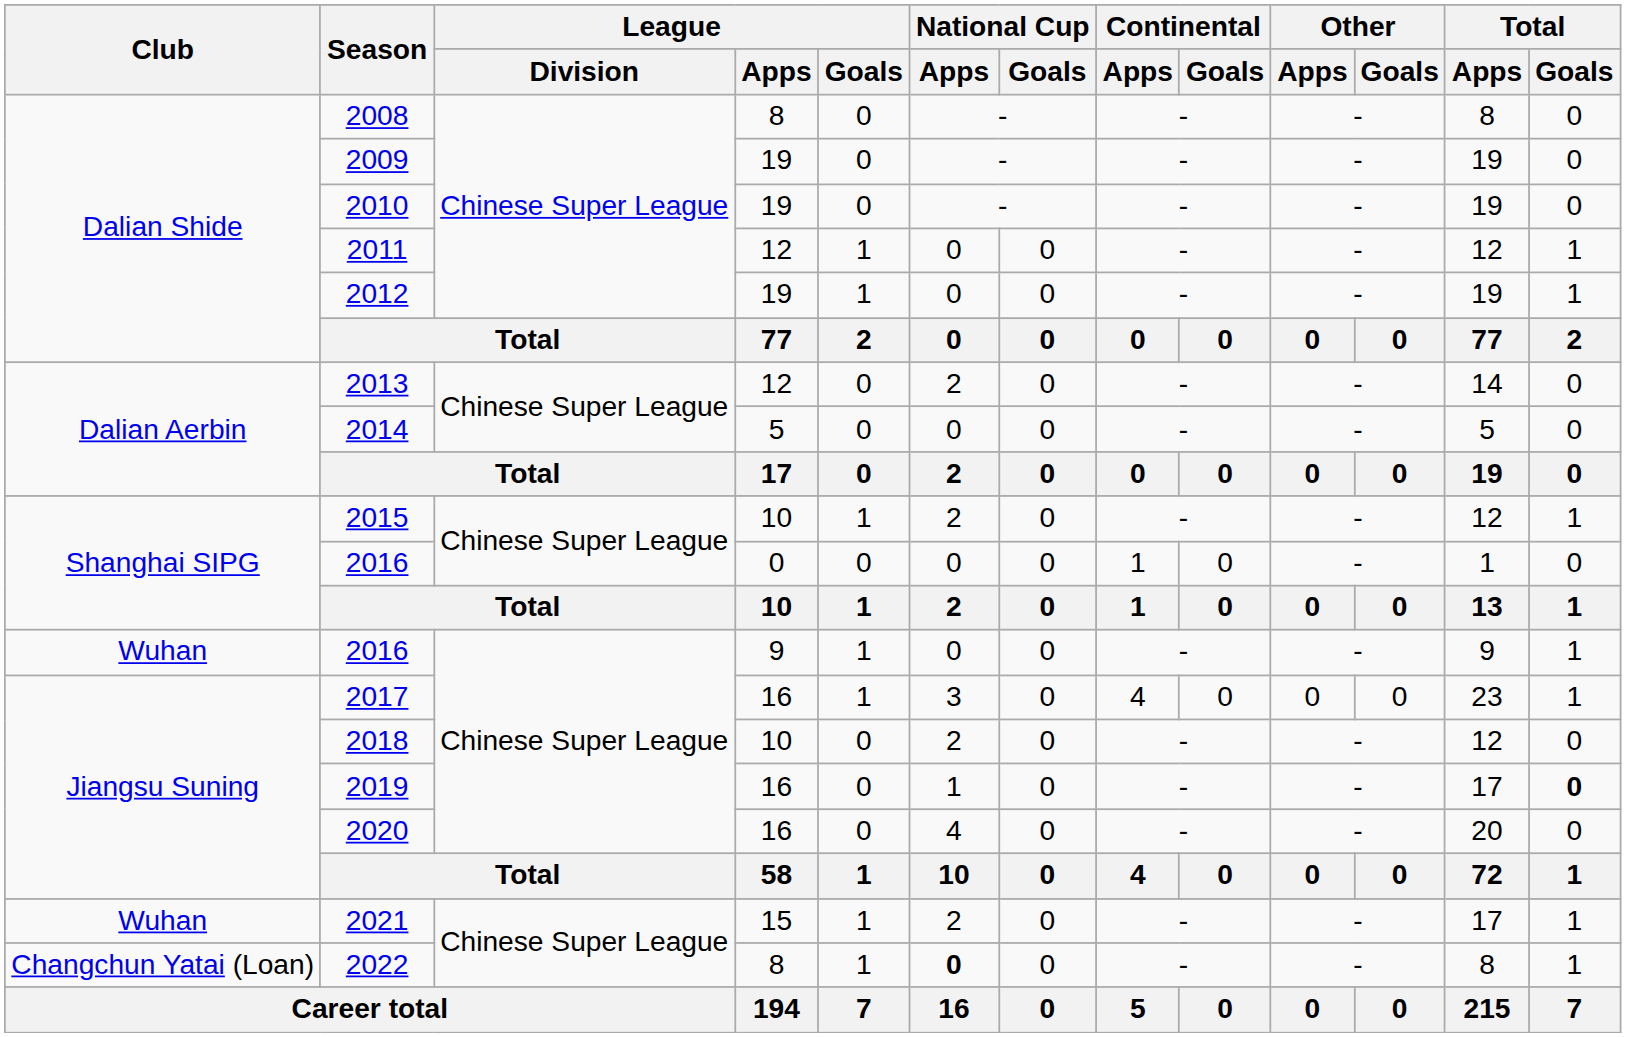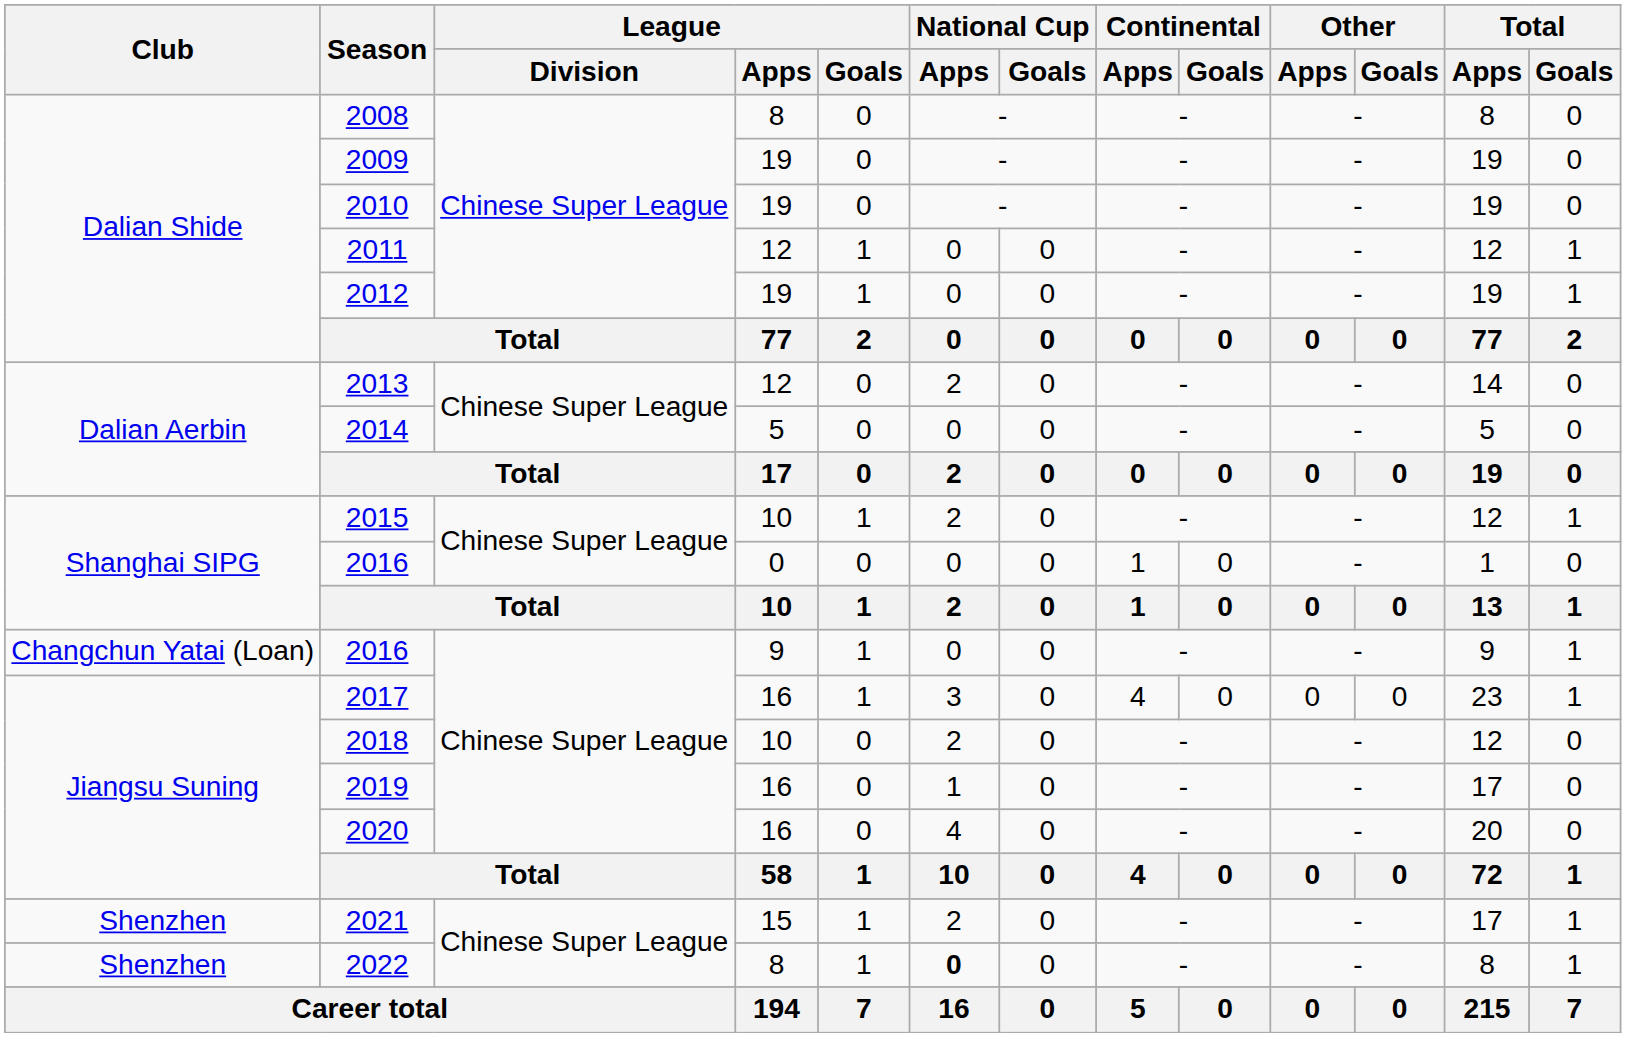(163, 652) Wuhan -> (163, 652) Changchun Yatai (Loan)
(1574, 786) bold -> (1574, 786) normal
(163, 920) Wuhan -> (163, 920) Shenzhen
(163, 964) Changchun Yatai (Loan) -> (163, 964) Shenzhen
